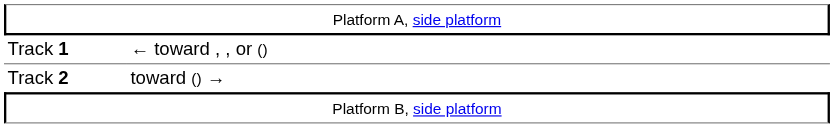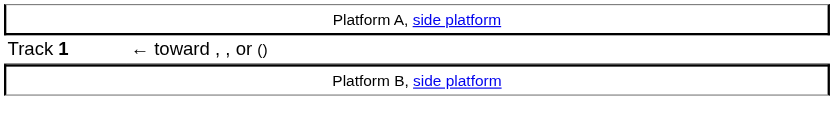- row: (38, 78)
